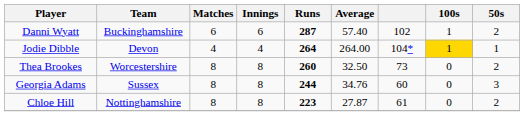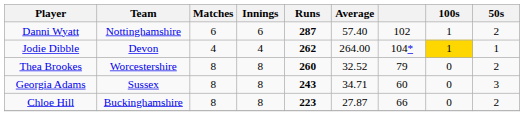(143, 31) Buckinghamshire -> (143, 31) Nottinghamshire
(308, 48) 264 -> (308, 48) 262
(355, 66) 32.50 -> (355, 66) 32.52
(402, 66) 73 -> (402, 66) 79
(308, 84) 244 -> (308, 84) 243
(355, 84) 34.76 -> (355, 84) 34.71
(143, 102) Nottinghamshire -> (143, 102) Buckinghamshire
(402, 102) 61 -> (402, 102) 66
